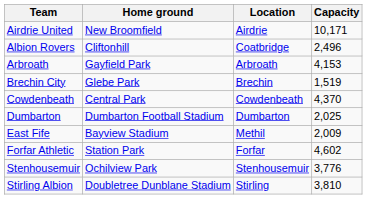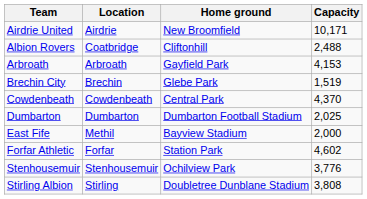columns swapped: (272, 13) <-> (158, 13)
(328, 47) 2,496 -> (328, 47) 2,488
(328, 133) 2,009 -> (328, 133) 2,000
(328, 185) 3,810 -> (328, 185) 3,808
